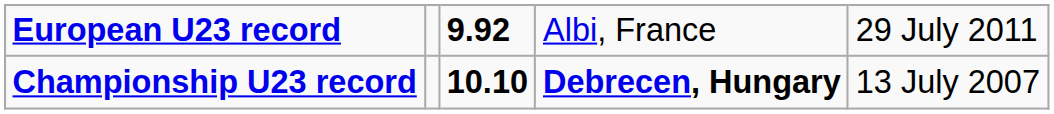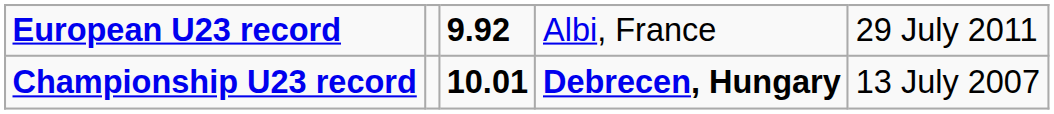(487, 81) 10.10 -> (487, 81) 10.01
